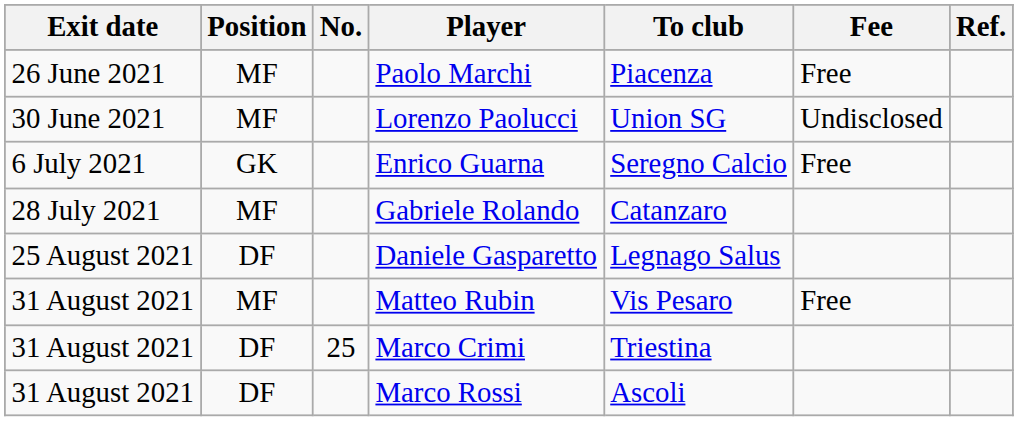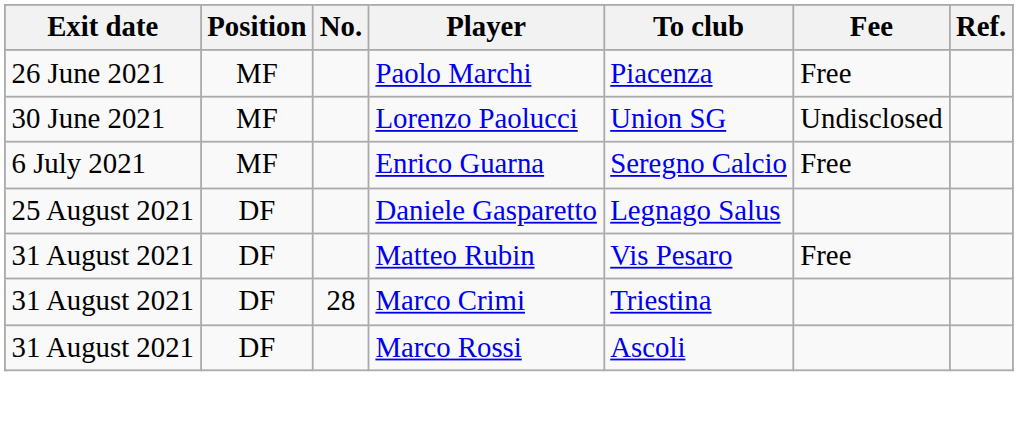(257, 164) GK -> (257, 164) MF
- row: (477, 210)
(257, 301) MF -> (257, 255) DF
(341, 347) 25 -> (341, 301) 28
